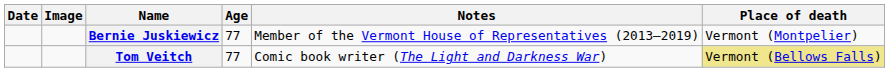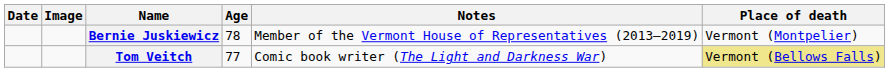(233, 36) 77 -> (233, 36) 78
